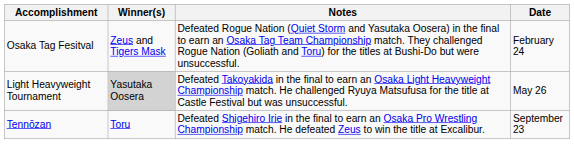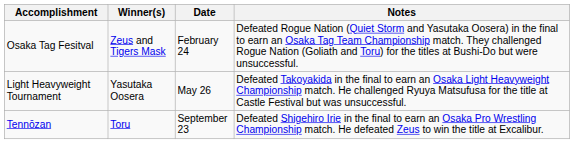columns swapped: (540, 12) <-> (343, 12)
(131, 91) lightgrey background -> (131, 91) no background
